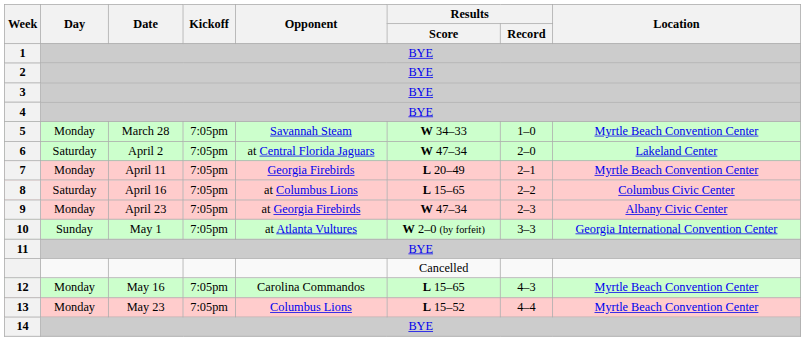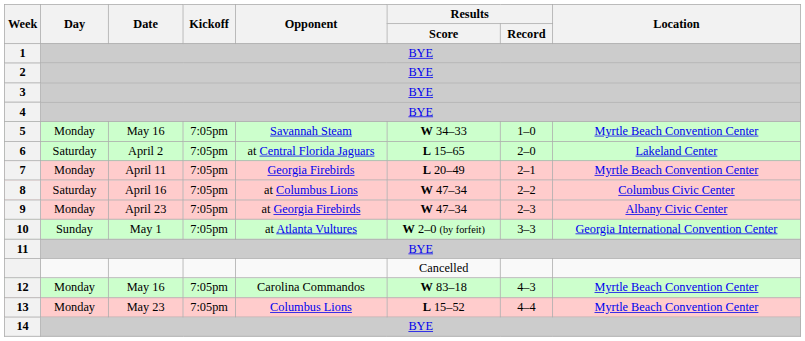(146, 131) March 28 -> (146, 131) May 16
(444, 151) W 47–34 -> (444, 151) L 15–65
(444, 190) L 15–65 -> (444, 190) W 47–34
(444, 287) L 15–65 -> (444, 287) W 83–18
